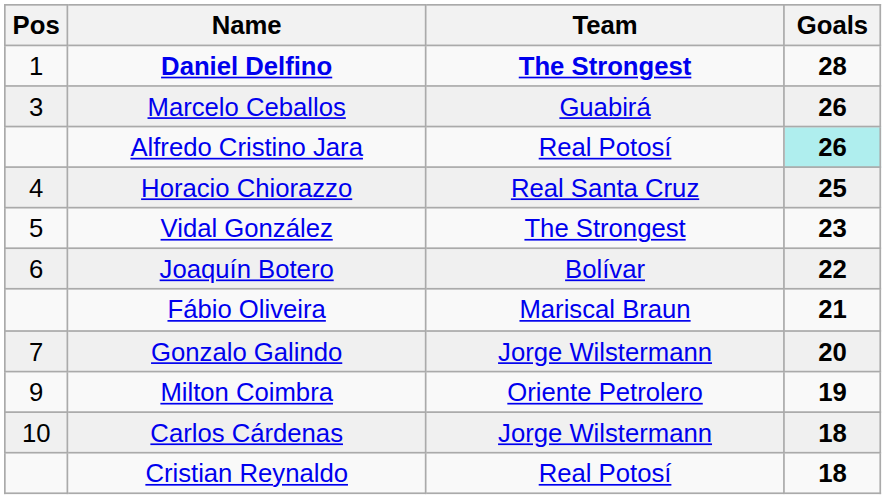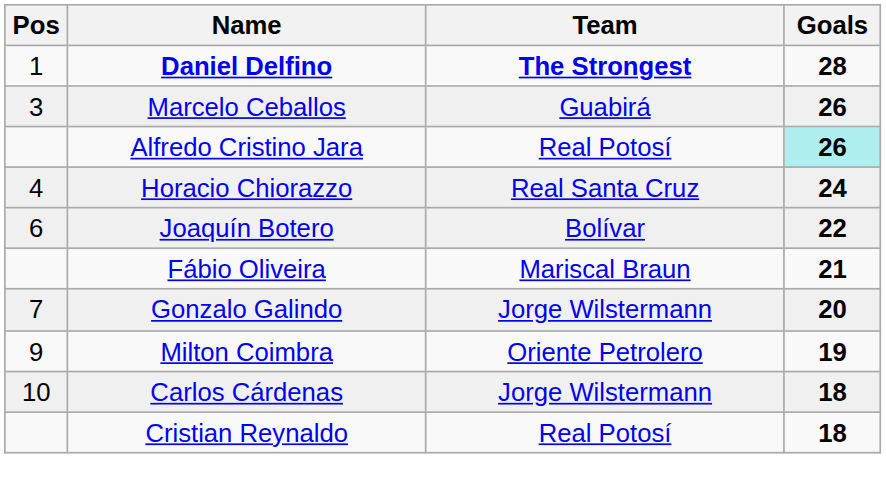(832, 188) 25 -> (832, 188) 24
- row: (247, 229)
